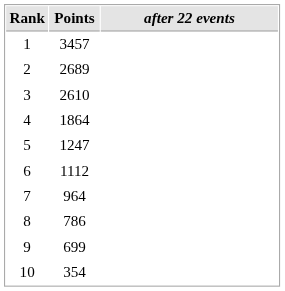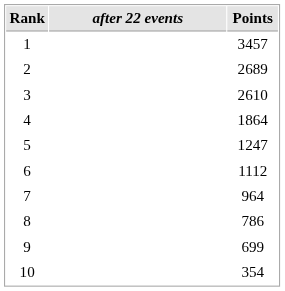columns swapped: (189, 18) <-> (75, 18)
